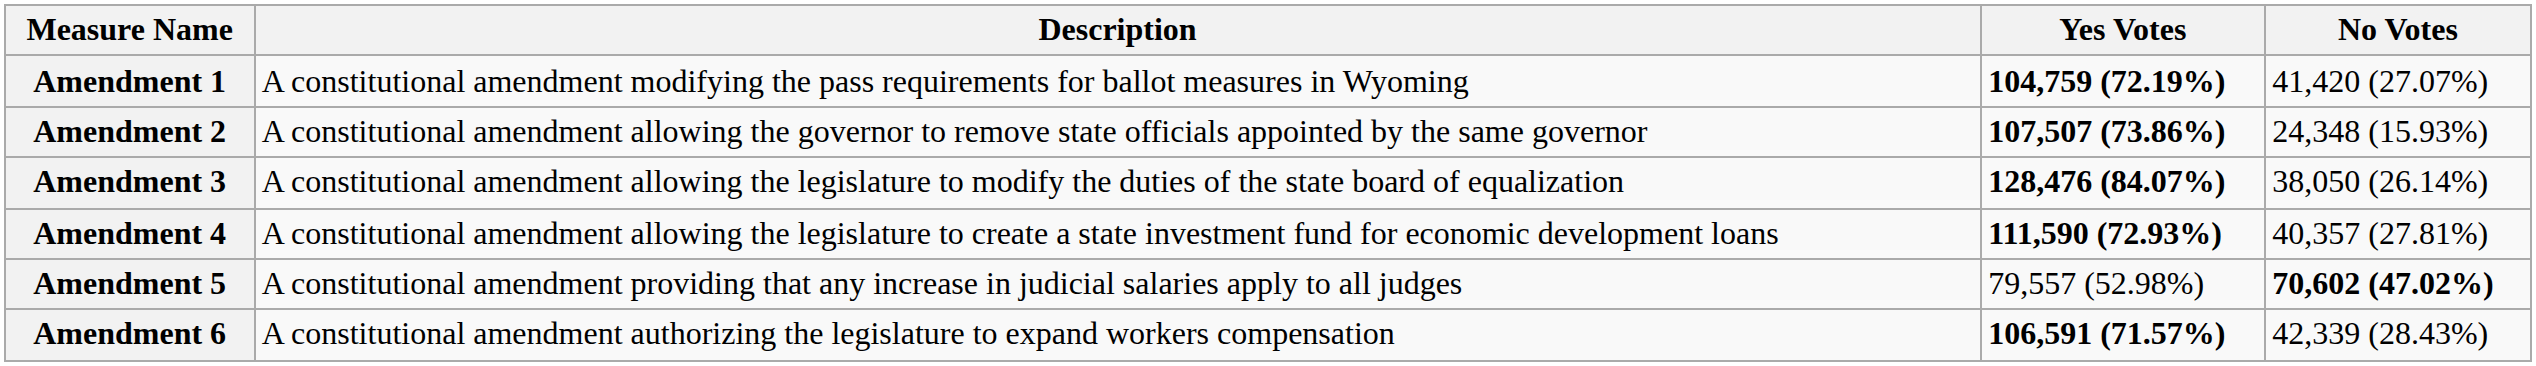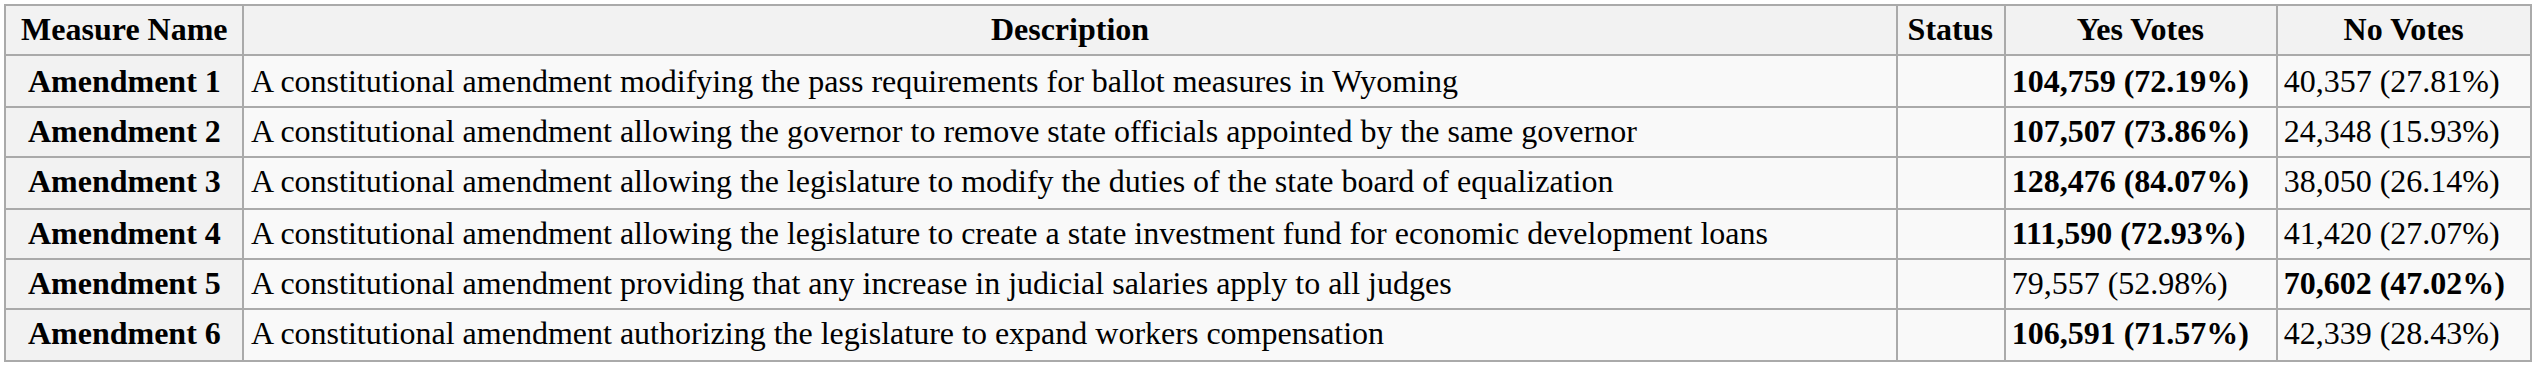+ column: (1950, 29)
(2380, 80) 41,420 (27.07%) -> (2392, 80) 40,357 (27.81%)
(2380, 232) 40,357 (27.81%) -> (2392, 232) 41,420 (27.07%)
